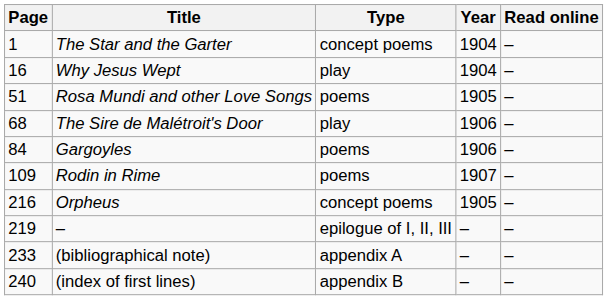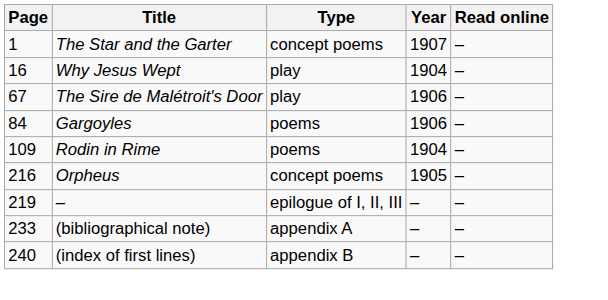(478, 44) 1904 -> (429, 44) 1907
- row: (184, 96)
(18, 123) 68 -> (18, 96) 67
(478, 176) 1907 -> (429, 149) 1904
